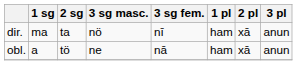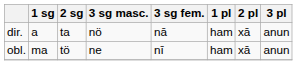(39, 32) ma -> (35, 32) a
(159, 32) nī -> (160, 32) nā
(35, 50) a -> (39, 50) ma
(160, 50) nā -> (159, 50) nī
